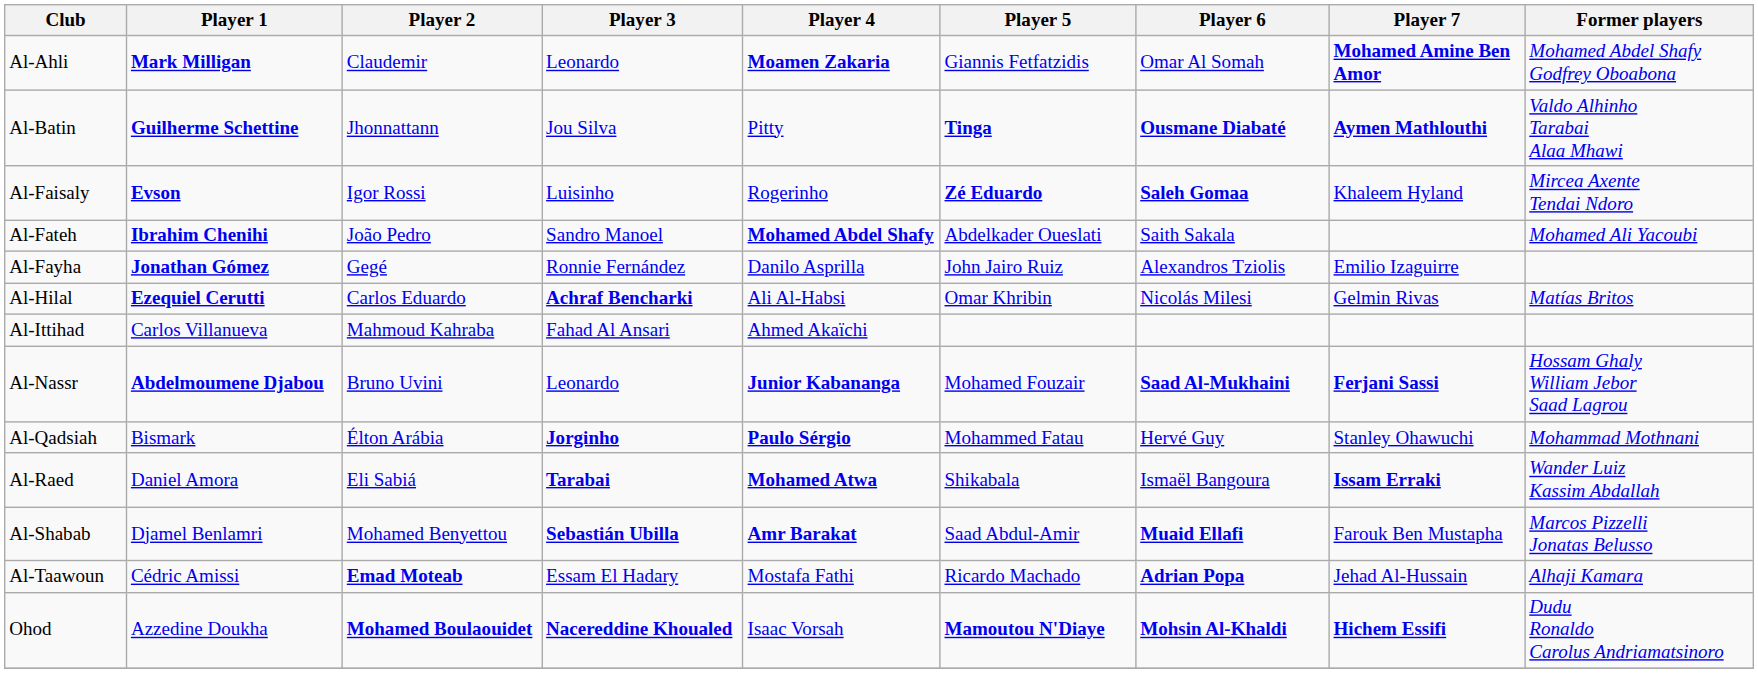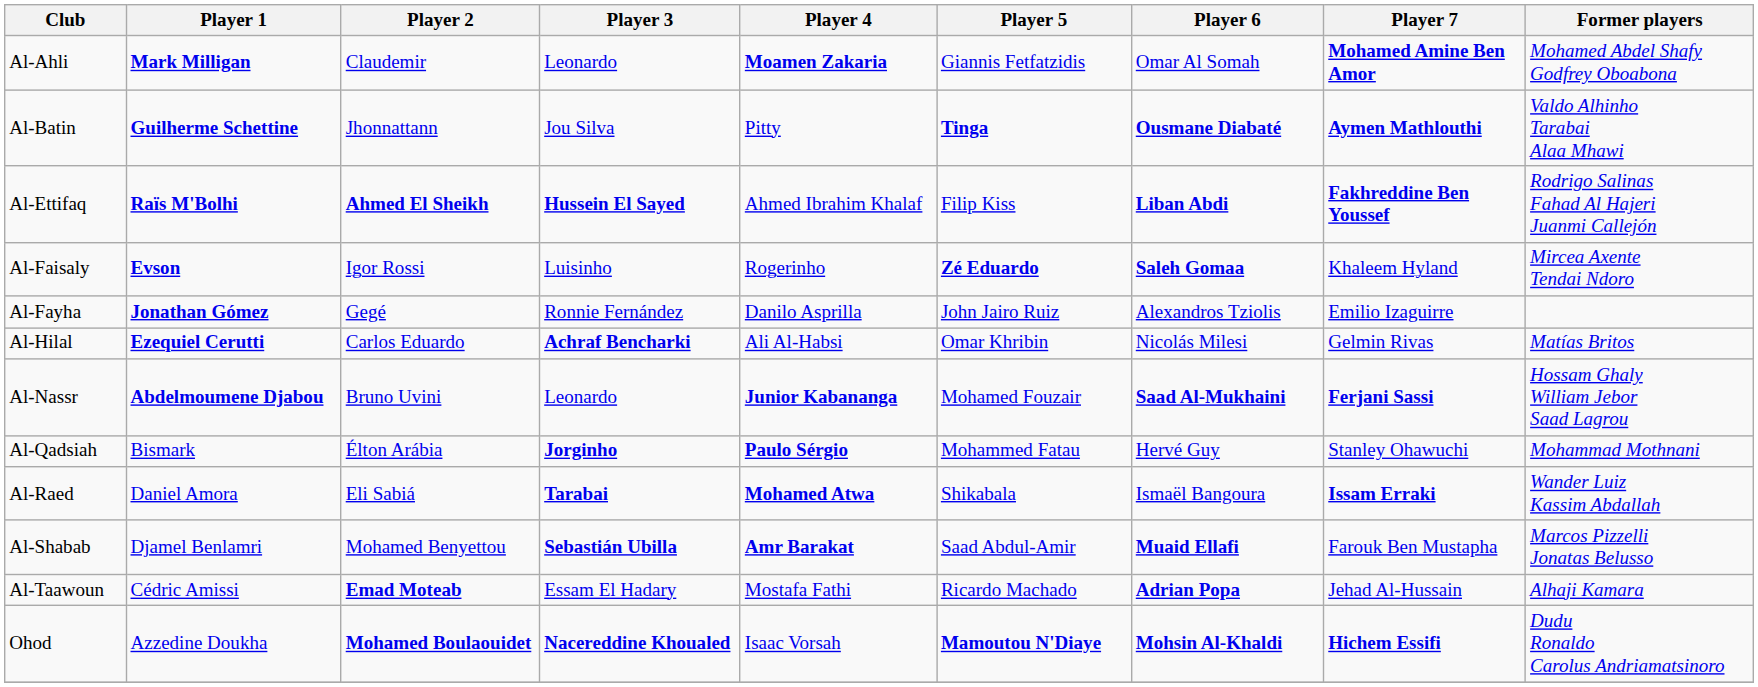+ row: (48, 203)
- row: (43, 235)
- row: (47, 329)
